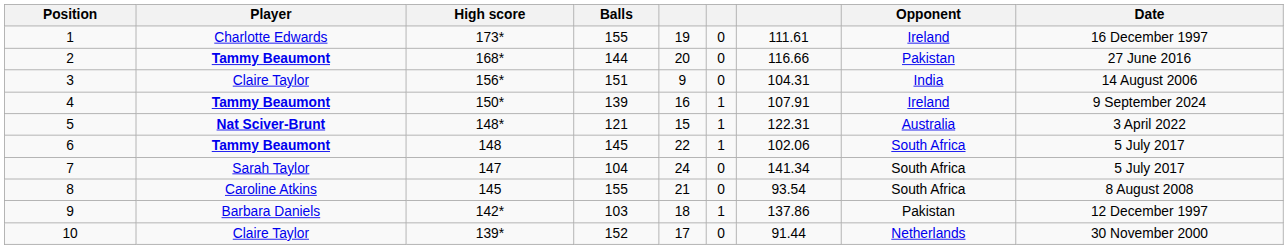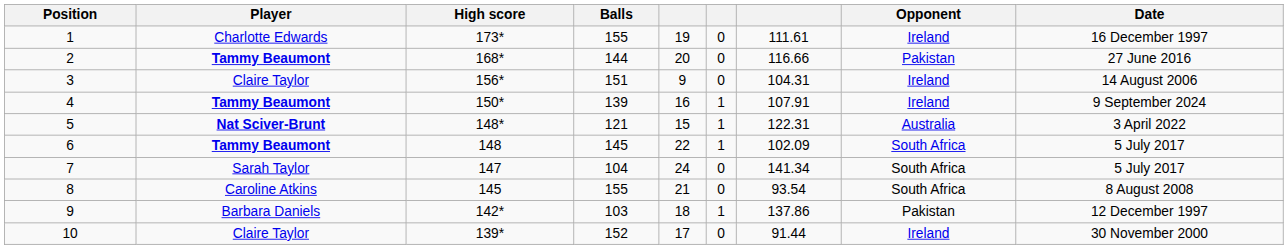(928, 80) India -> (928, 80) Ireland
(789, 146) 102.06 -> (789, 146) 102.09
(928, 233) Netherlands -> (928, 233) Ireland
